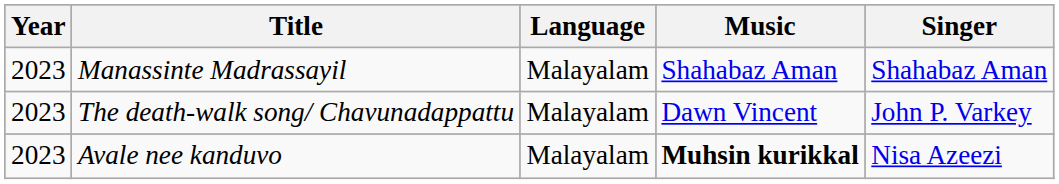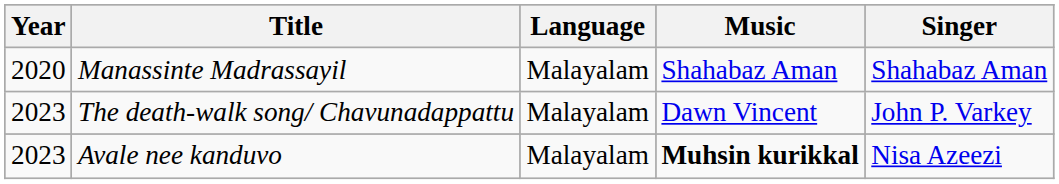(38, 69) 2023 -> (38, 69) 2020
